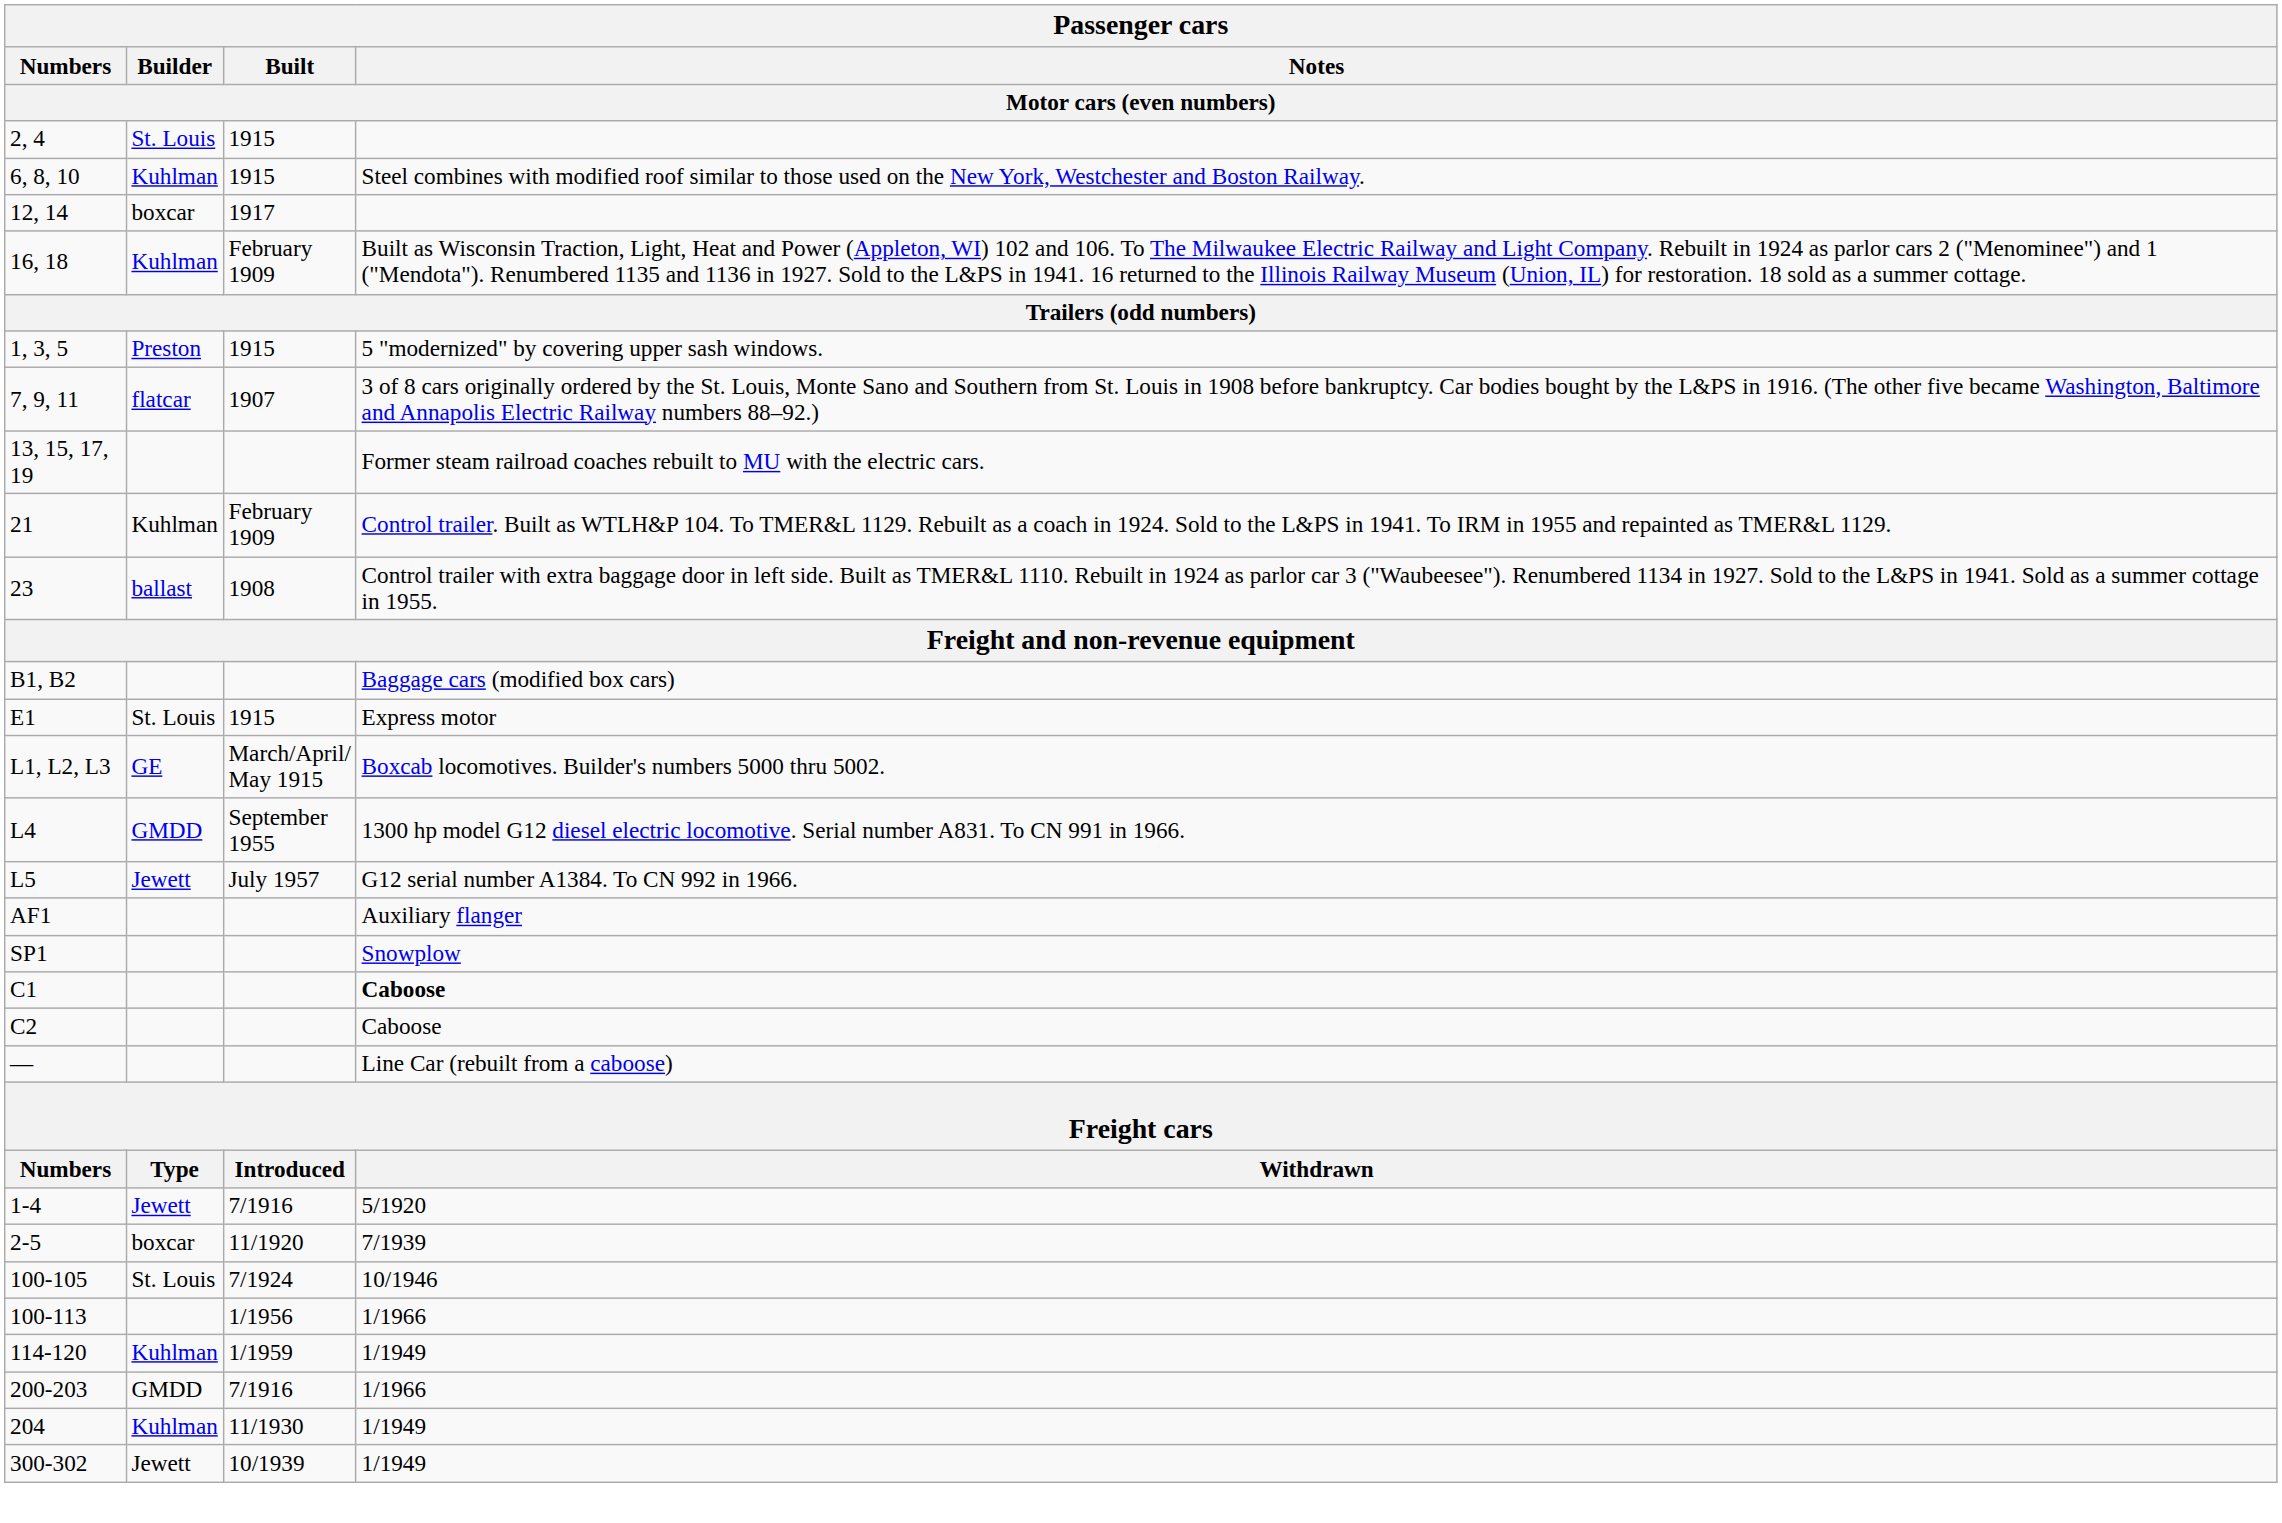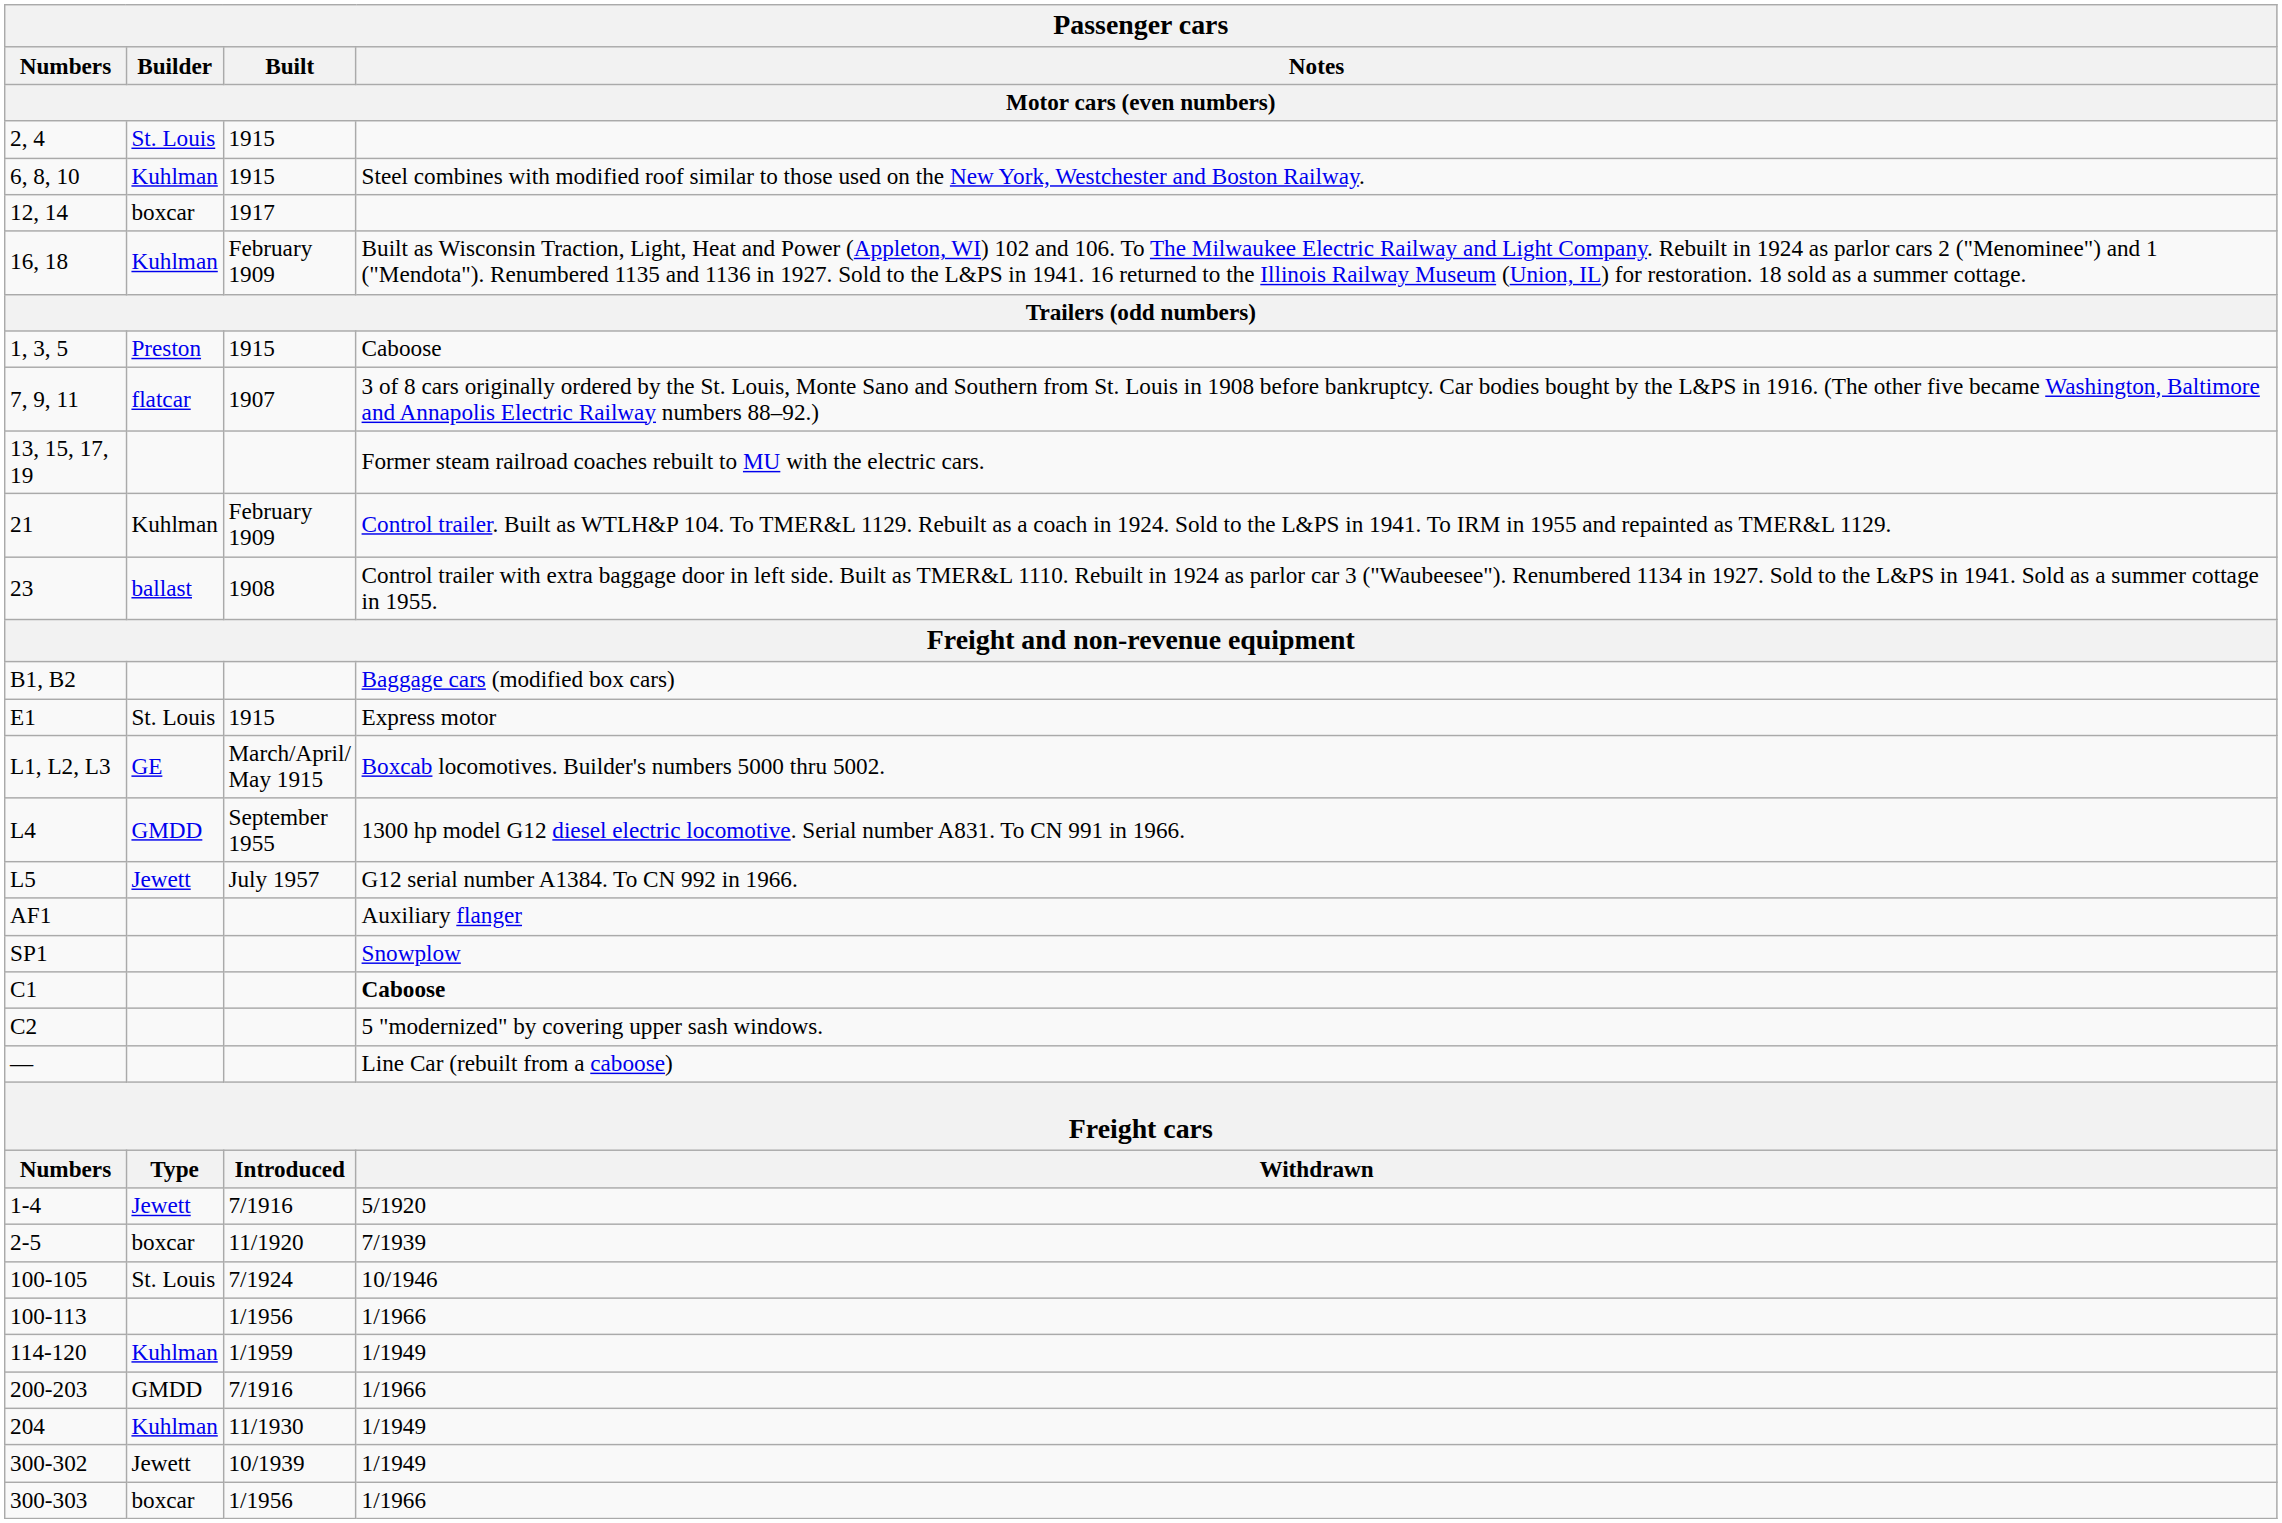(592, 349) 5 "modernized" by covering upper sash windows. -> (402, 349) Caboose
(402, 1026) Caboose -> (592, 1026) 5 "modernized" by covering upper sash windows.
+ row: (49, 1500)
